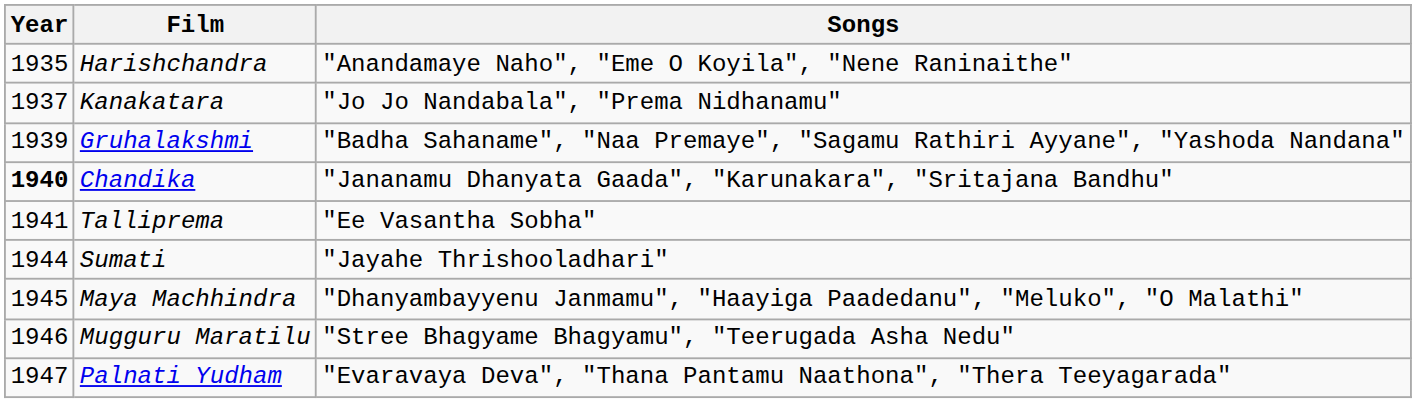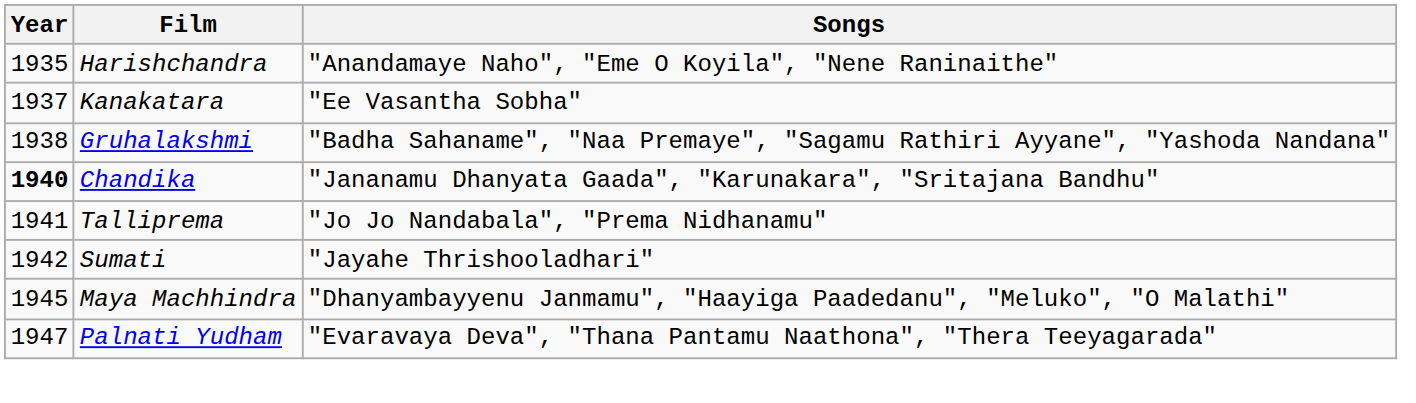(582, 103) "Jo Jo Nandabala", "Prema Nidhanamu" -> (445, 103) "Ee Vasantha Sobha"
(40, 142) 1939 -> (40, 142) 1938
(459, 221) "Ee Vasantha Sobha" -> (568, 221) "Jo Jo Nandabala", "Prema Nidhanamu"
(40, 260) 1944 -> (40, 260) 1942
- row: (195, 338)
